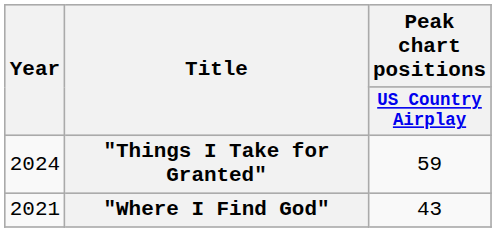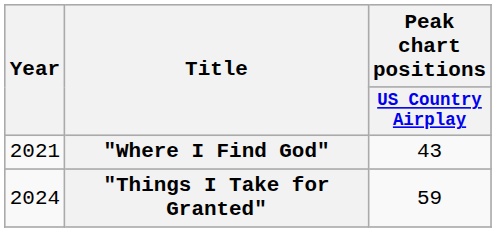rows swapped: (217, 210) <-> (217, 164)
